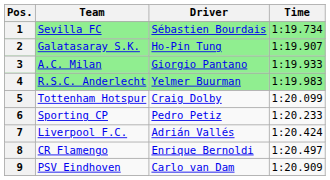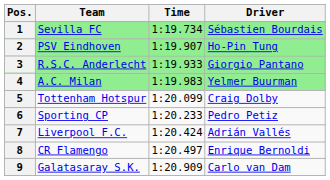columns swapped: (209, 13) <-> (297, 13)
(89, 48) Galatasaray S.K. -> (79, 48) PSV Eindhoven
(70, 65) A.C. Milan -> (92, 65) R.S.C. Anderlecht
(92, 82) R.S.C. Anderlecht -> (70, 82) A.C. Milan
(79, 168) PSV Eindhoven -> (89, 168) Galatasaray S.K.
